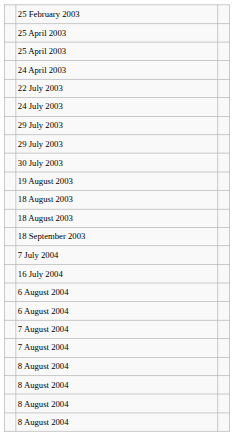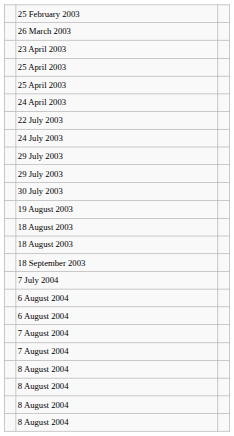+ row: (10, 32)
+ row: (10, 49)
- row: (10, 274)
